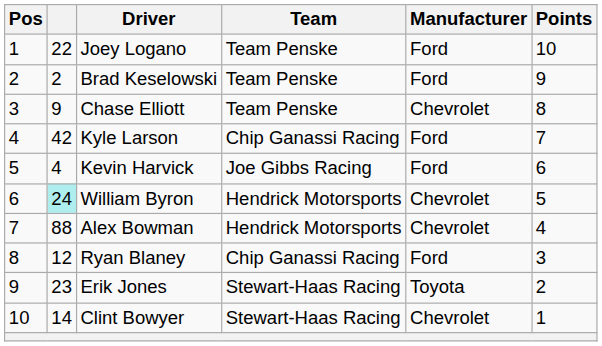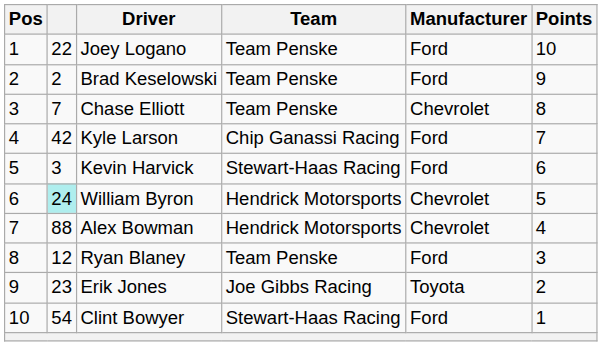(56, 108) 9 -> (56, 108) 7
(56, 168) 4 -> (56, 168) 3
(299, 168) Joe Gibbs Racing -> (313, 168) Stewart-Haas Racing
(313, 257) Chip Ganassi Racing -> (282, 257) Team Penske
(313, 287) Stewart-Haas Racing -> (299, 287) Joe Gibbs Racing
(62, 317) 14 -> (62, 317) 54
(450, 317) Chevrolet -> (429, 317) Ford
